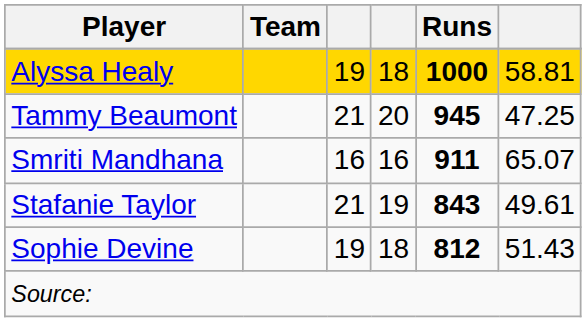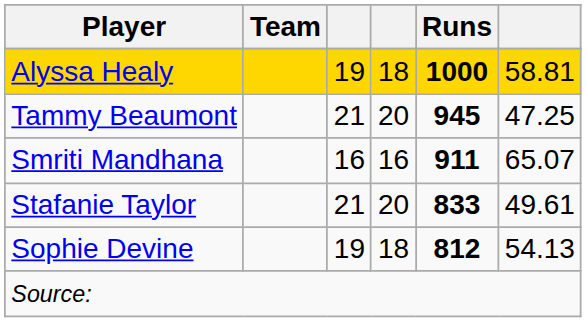(393, 204) 19 -> (393, 204) 20
(457, 204) 843 -> (457, 204) 833
(540, 248) 51.43 -> (540, 248) 54.13
